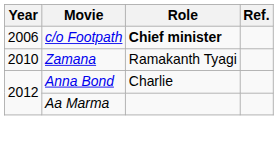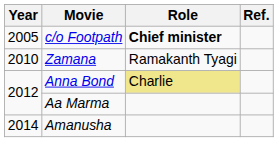(23, 37) 2006 -> (23, 37) 2005
(151, 81) no background -> (151, 81) khaki background
+ row: (78, 125)
